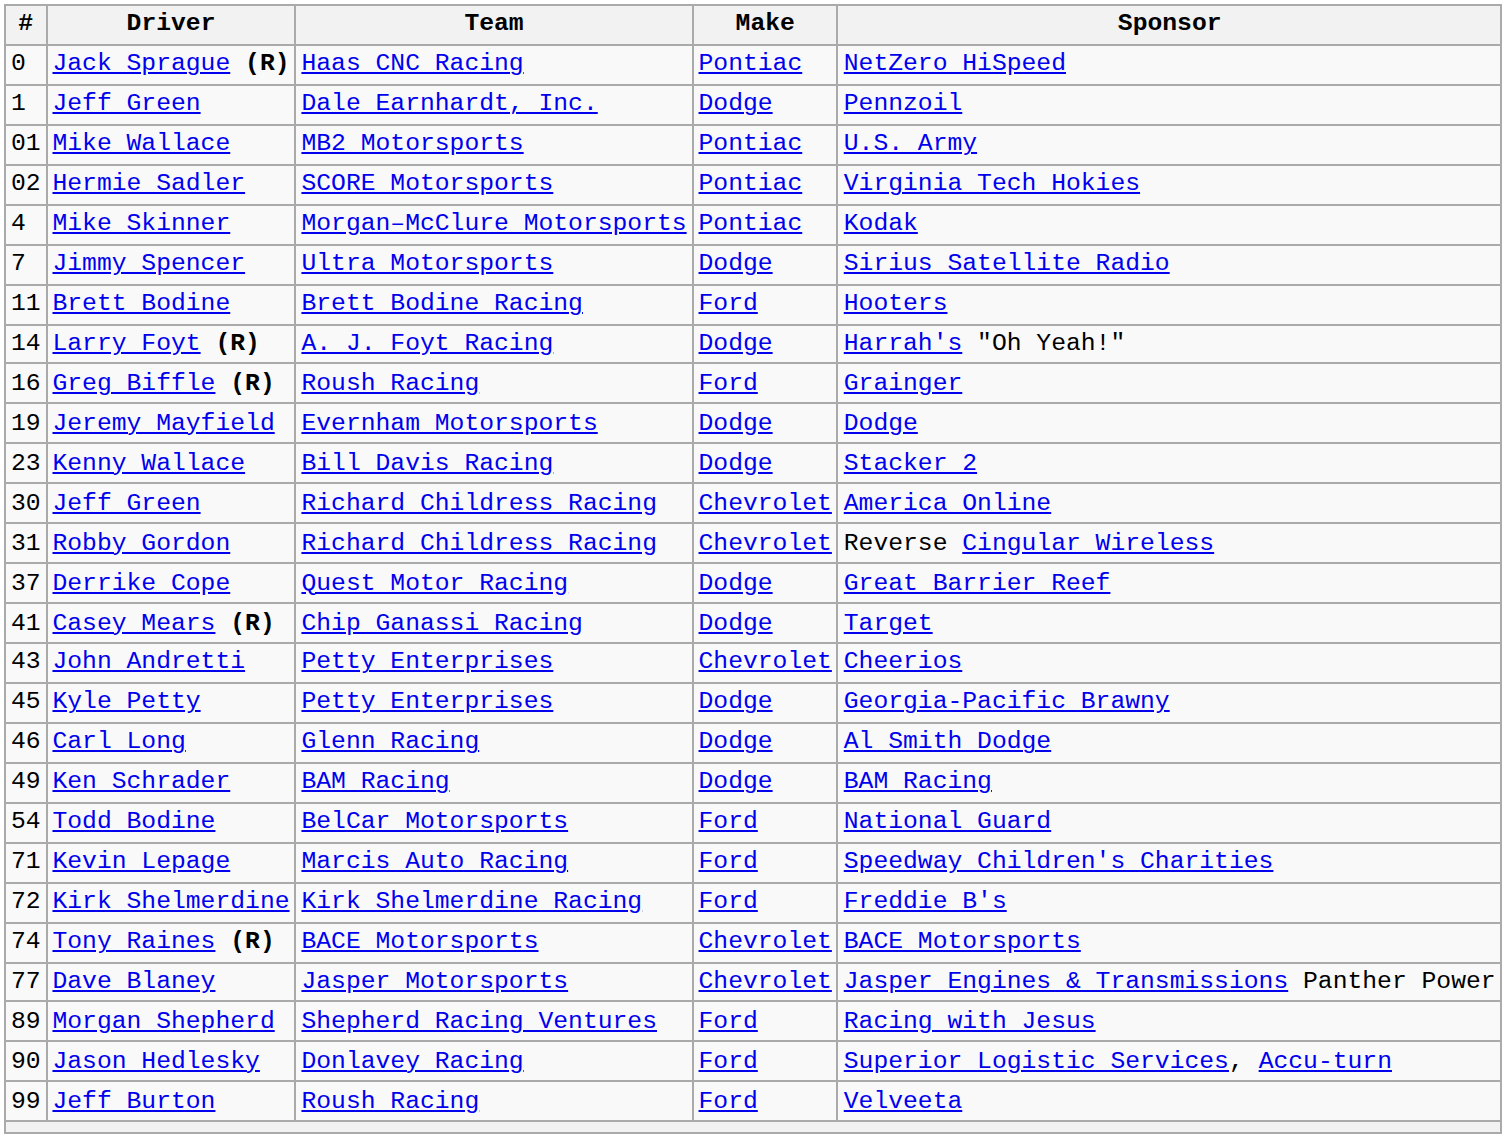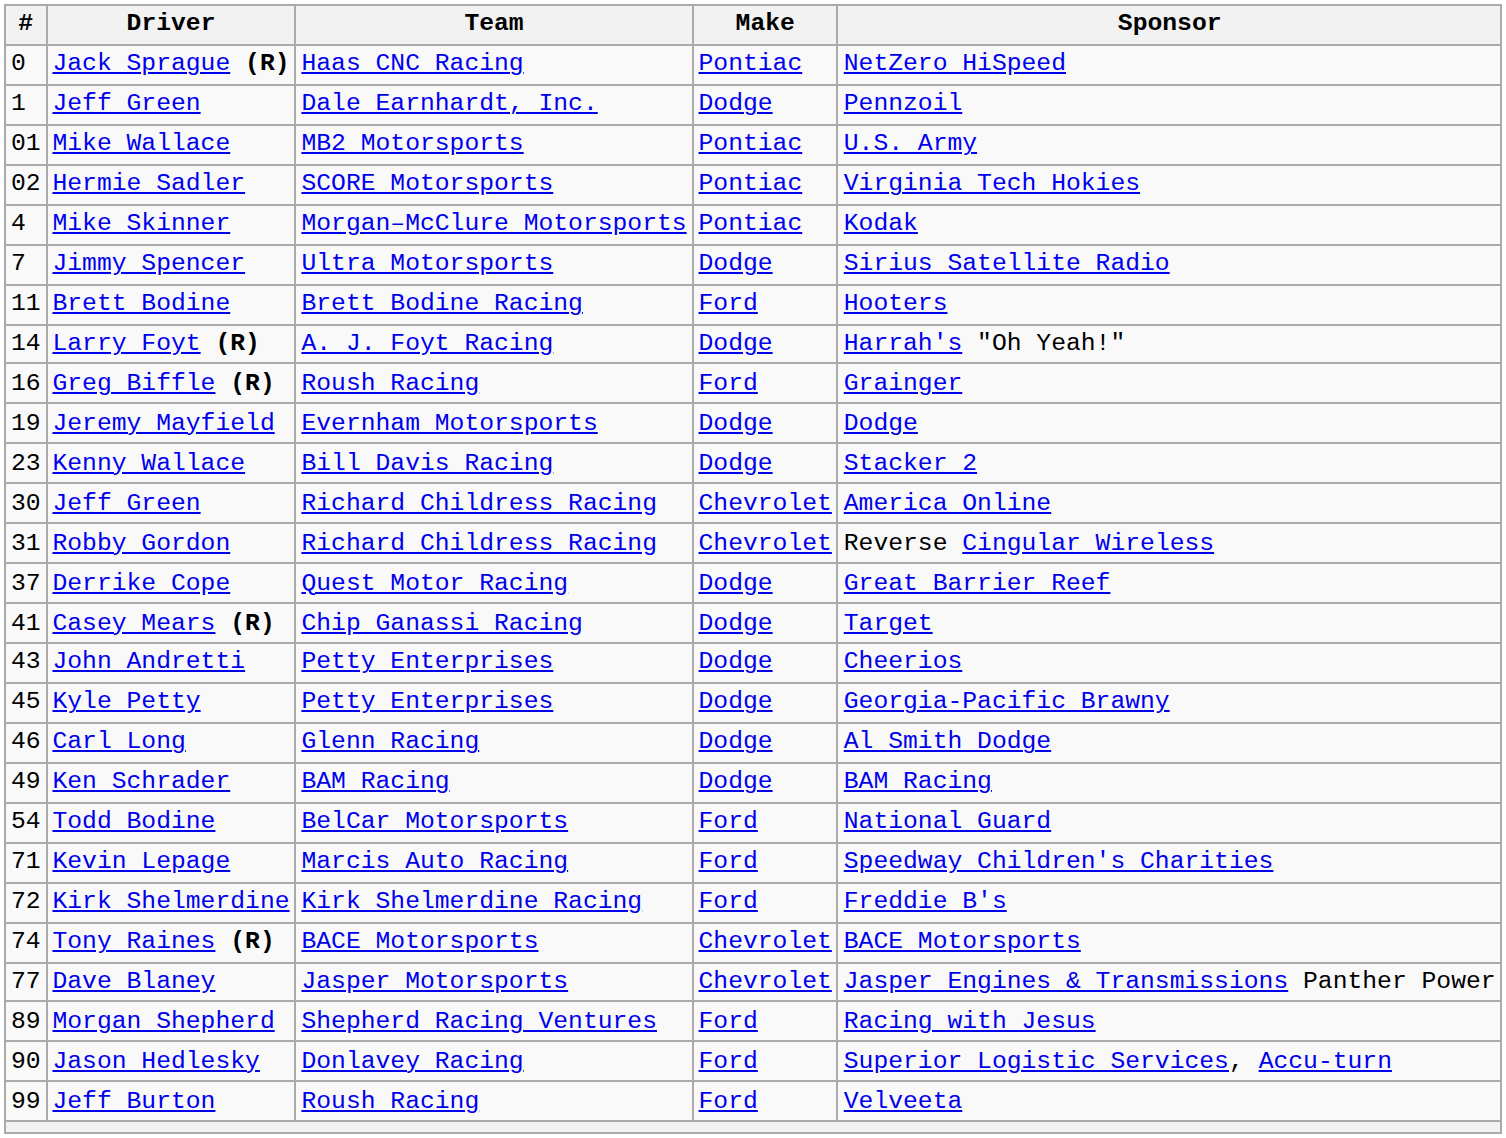(765, 663) Chevrolet -> (736, 663) Dodge
